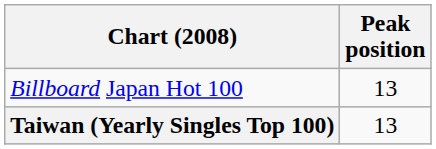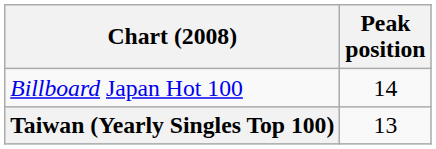(385, 87) 13 -> (385, 87) 14
